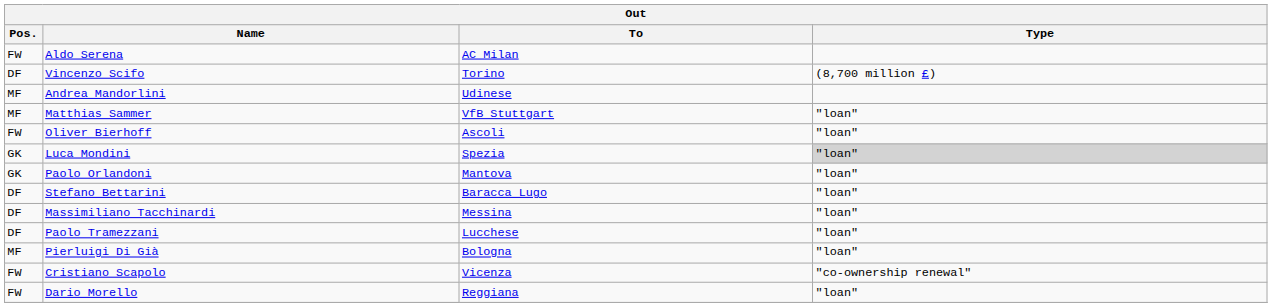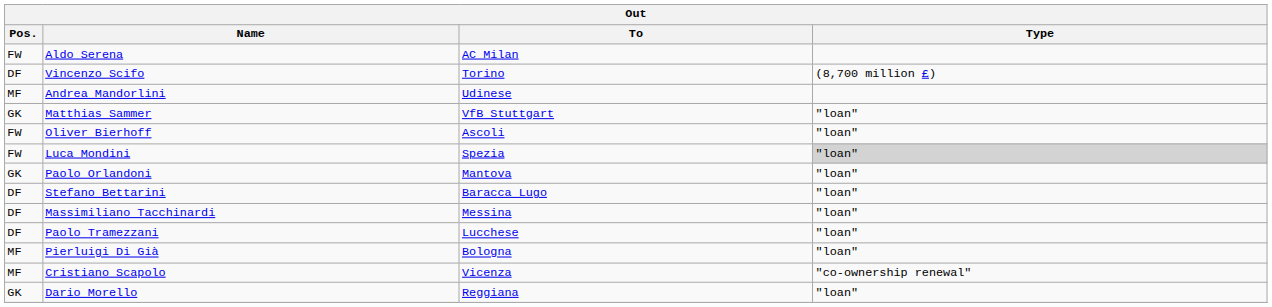(14, 113) MF -> (14, 113) GK
(14, 153) GK -> (14, 153) FW
(14, 272) FW -> (14, 272) MF
(14, 292) FW -> (14, 292) GK
